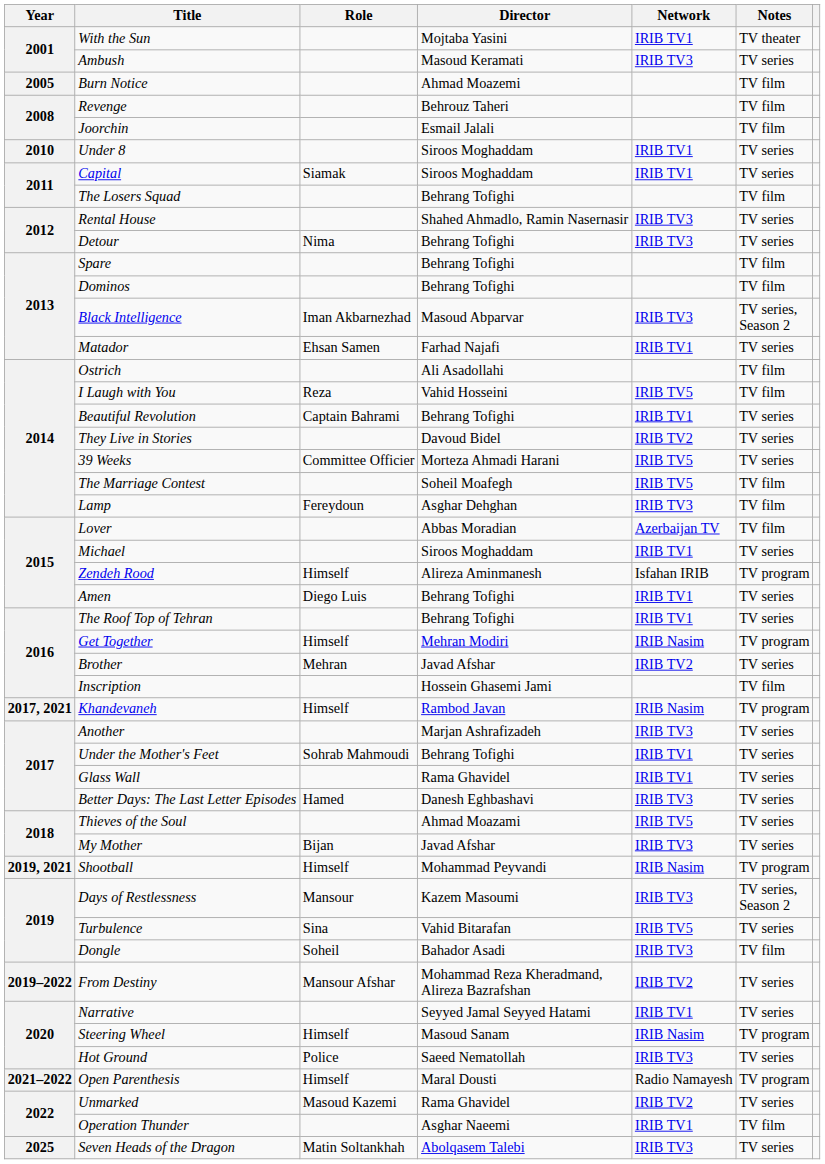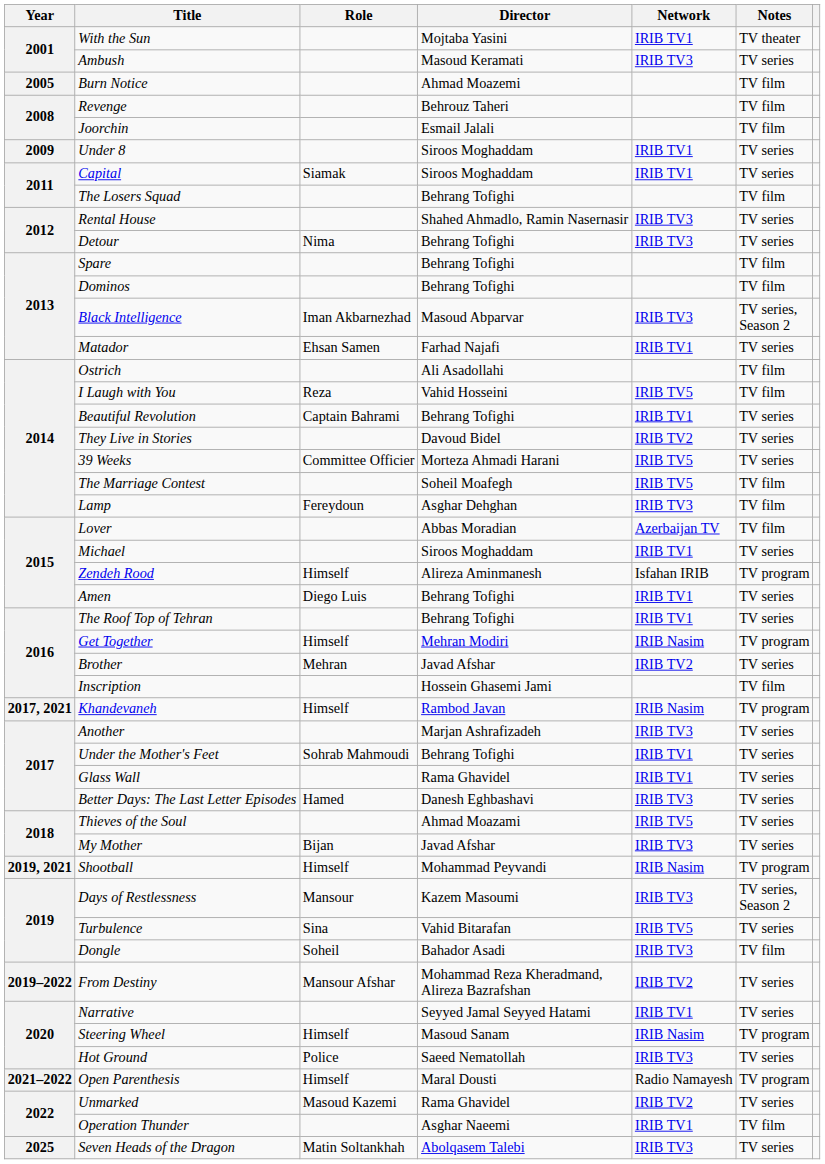(40, 151) 2010 -> (40, 151) 2009
